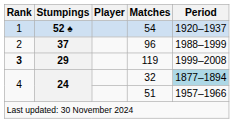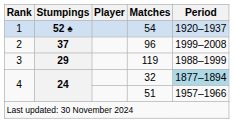(201, 45) 1988–1999 -> (201, 45) 1999–2008
(19, 61) bold -> (19, 61) normal
(201, 61) 1999–2008 -> (201, 61) 1988–1999
